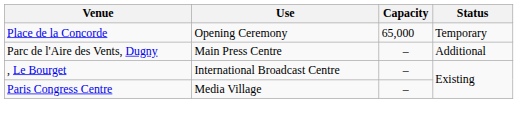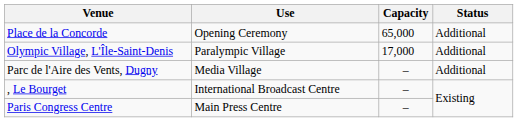(461, 32) Temporary -> (461, 32) Additional
+ row: (90, 51)
(238, 51) Main Press Centre -> (228, 70) Media Village
(228, 88) Media Village -> (238, 107) Main Press Centre
